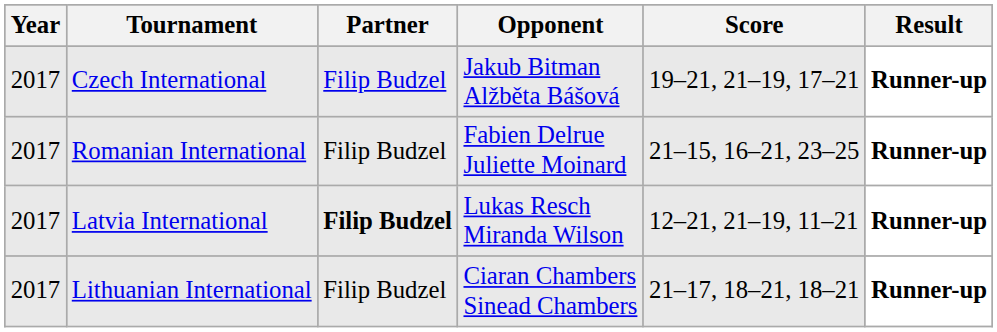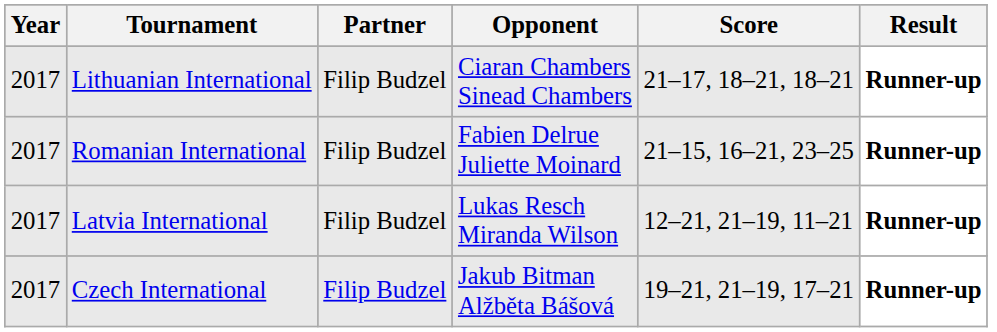rows swapped: (169, 80) <-> (192, 291)
(388, 220) bold -> (385, 220) normal
